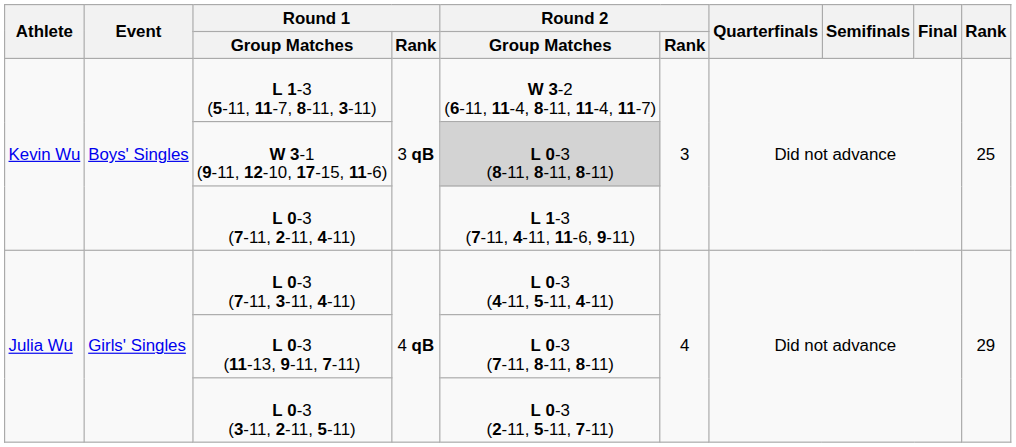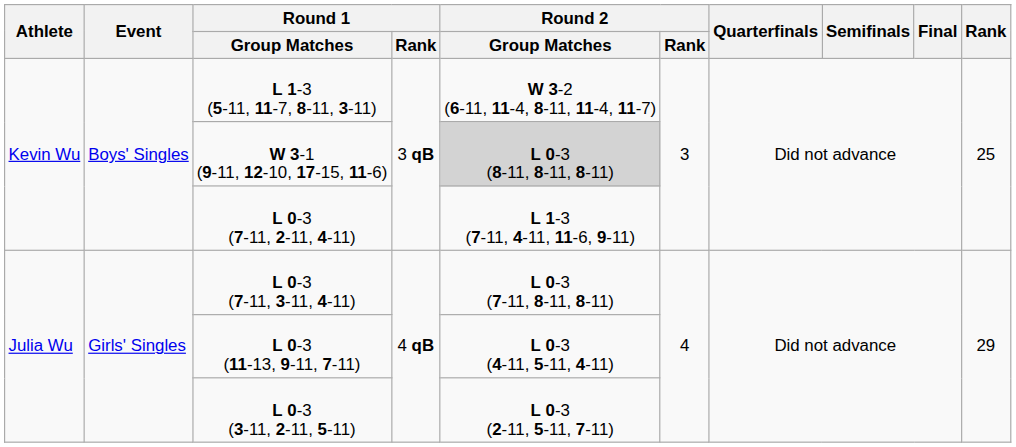(550, 292) L 0-3 (4-11, 5-11, 4-11) -> (550, 292) L 0-3 (7-11, 8-11, 8-11)
(550, 356) L 0-3 (7-11, 8-11, 8-11) -> (550, 356) L 0-3 (4-11, 5-11, 4-11)
